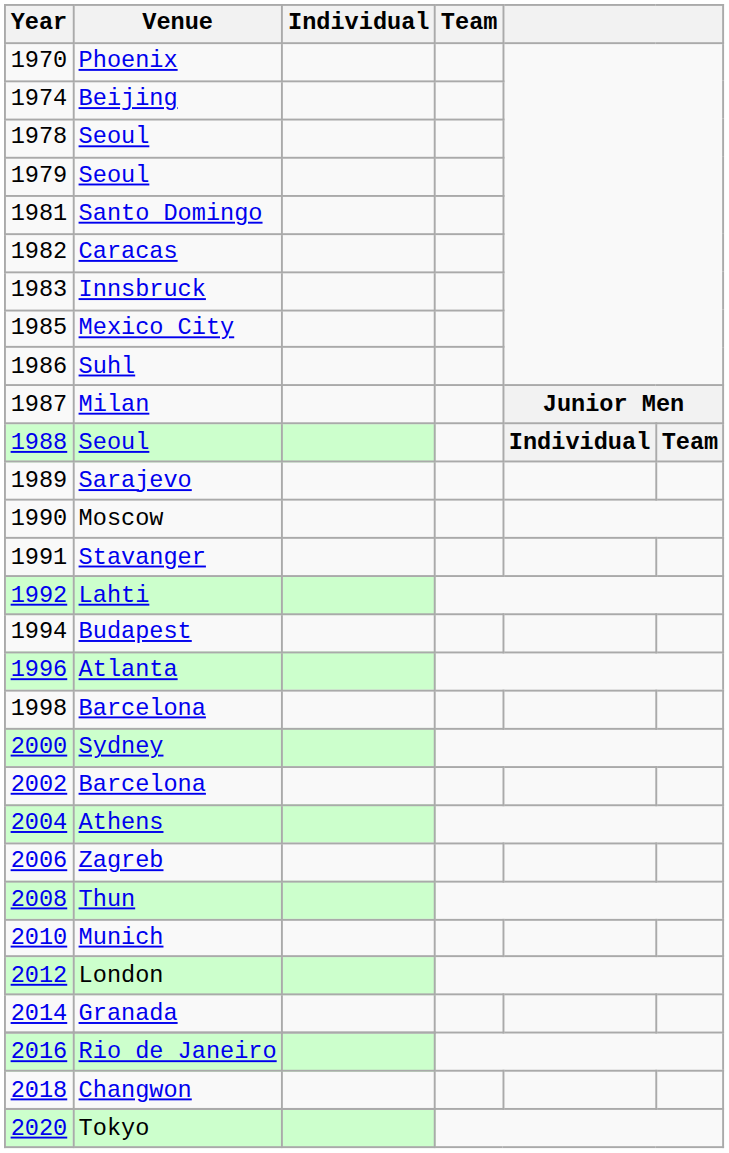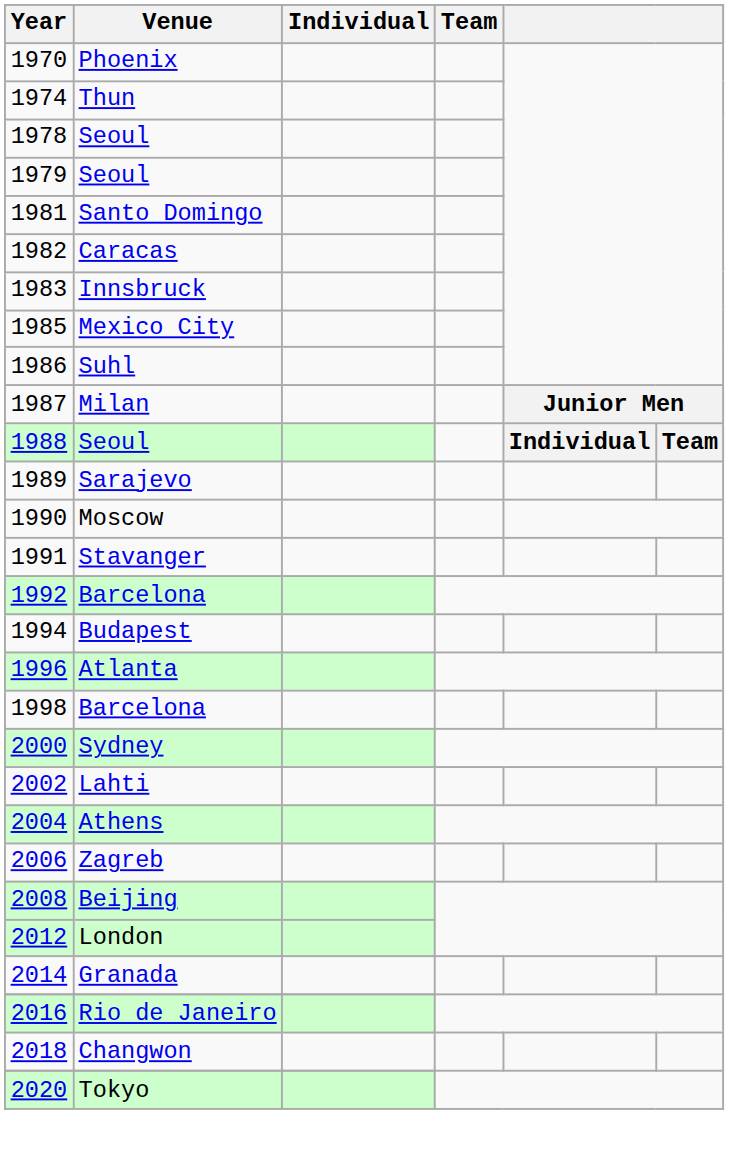(128, 101) Beijing -> (107, 101) Thun
(114, 596) Lahti -> (142, 596) Barcelona
(142, 786) Barcelona -> (114, 786) Lahti
(107, 900) Thun -> (128, 900) Beijing
- row: (39, 938)
